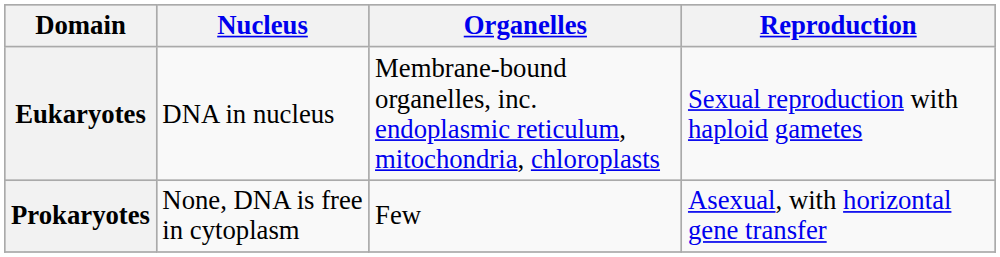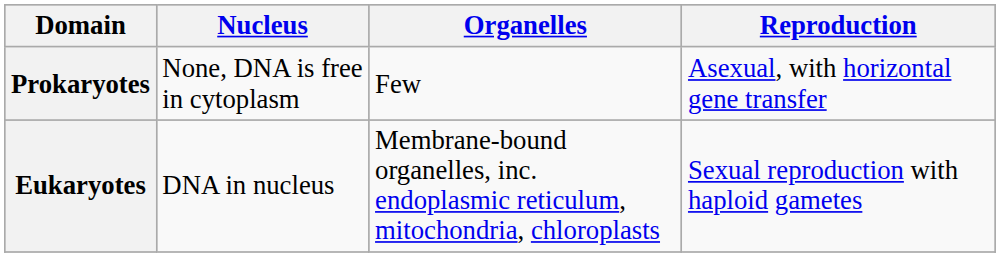rows swapped: (81, 215) <-> (80, 113)
